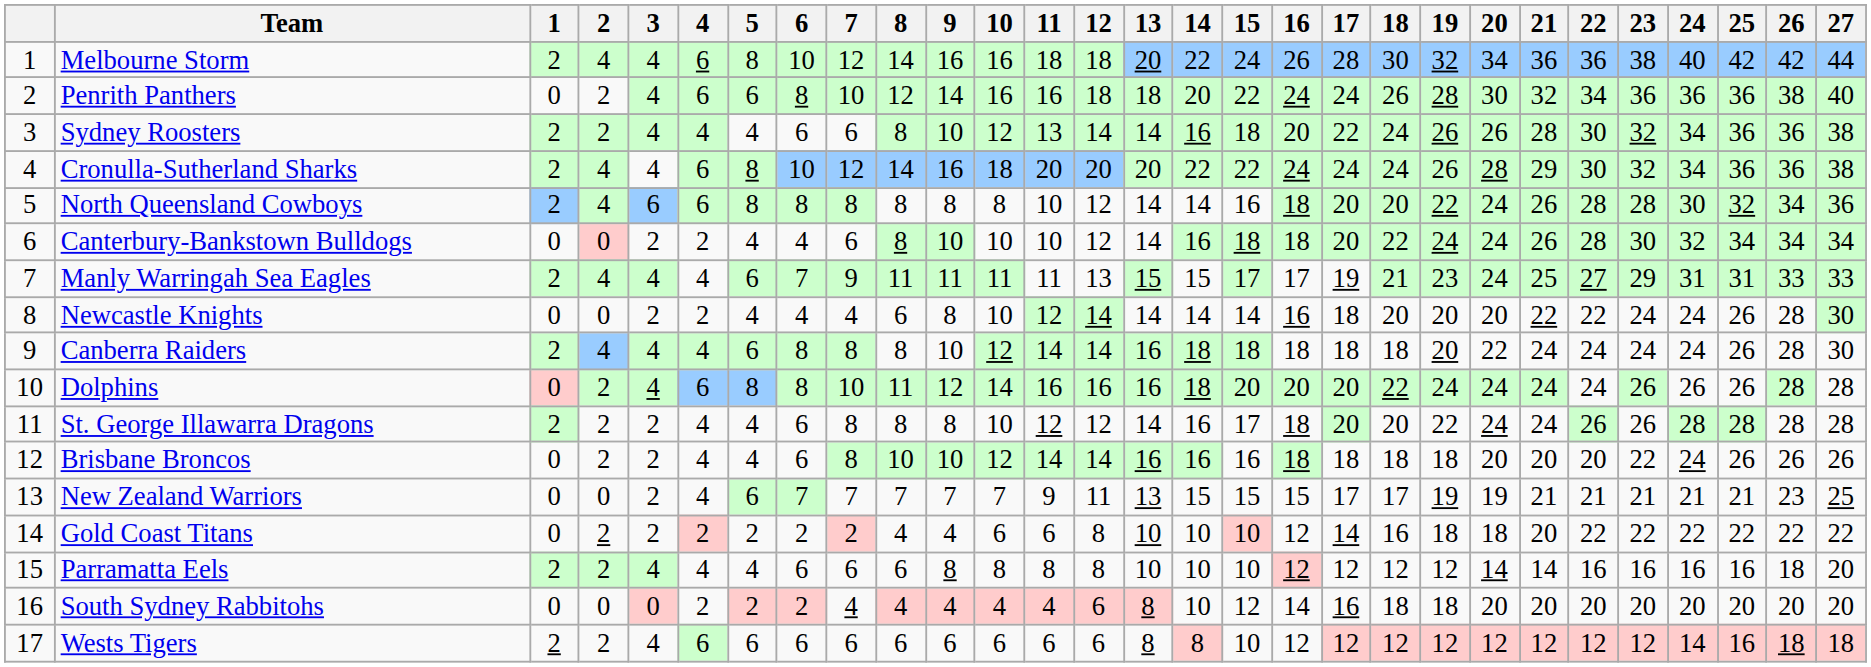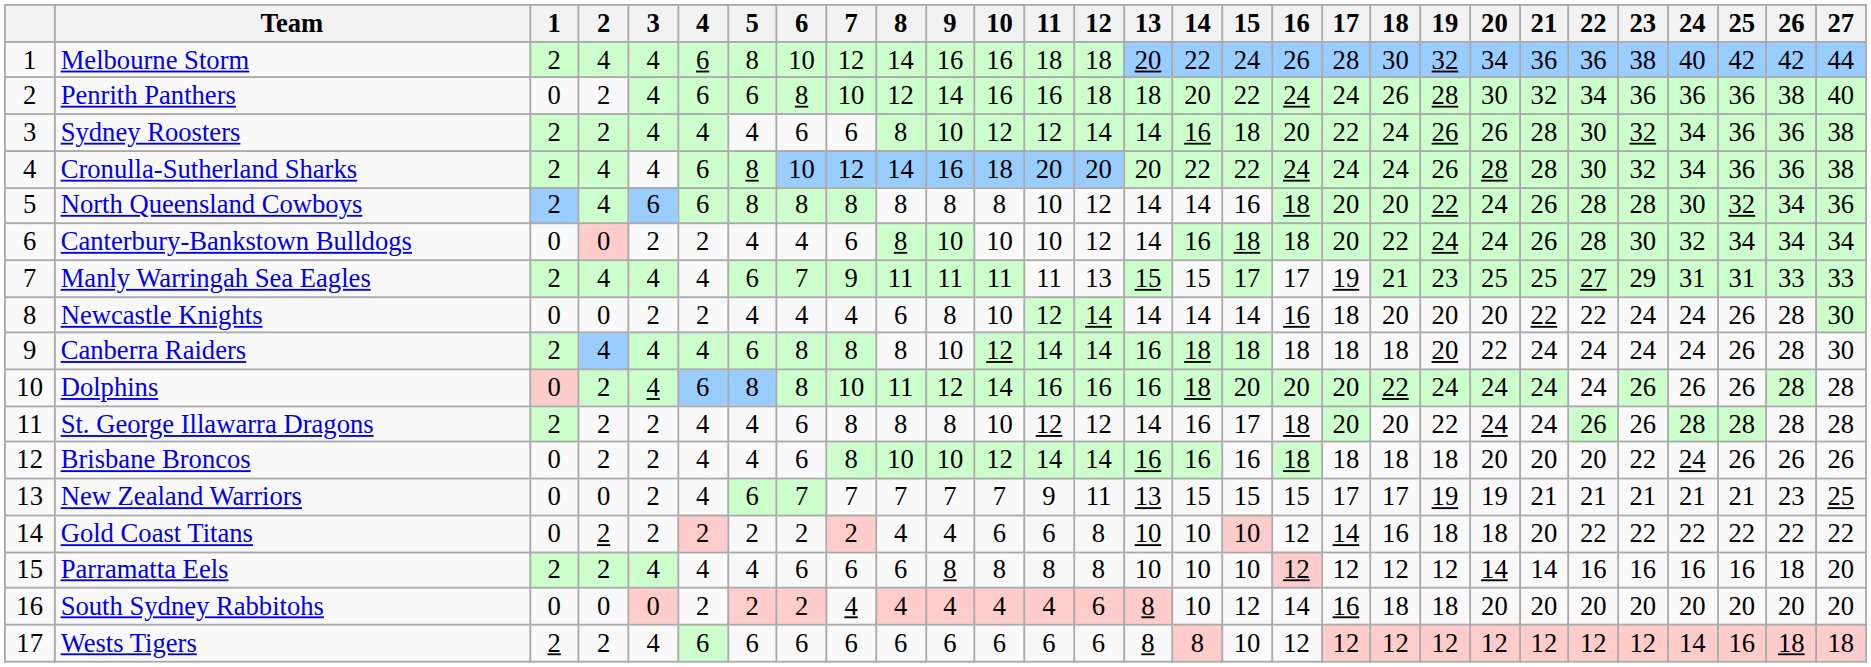(1049, 132) 13 -> (1049, 132) 12
(1544, 168) 29 -> (1544, 168) 28
(1494, 278) 24 -> (1494, 278) 25
